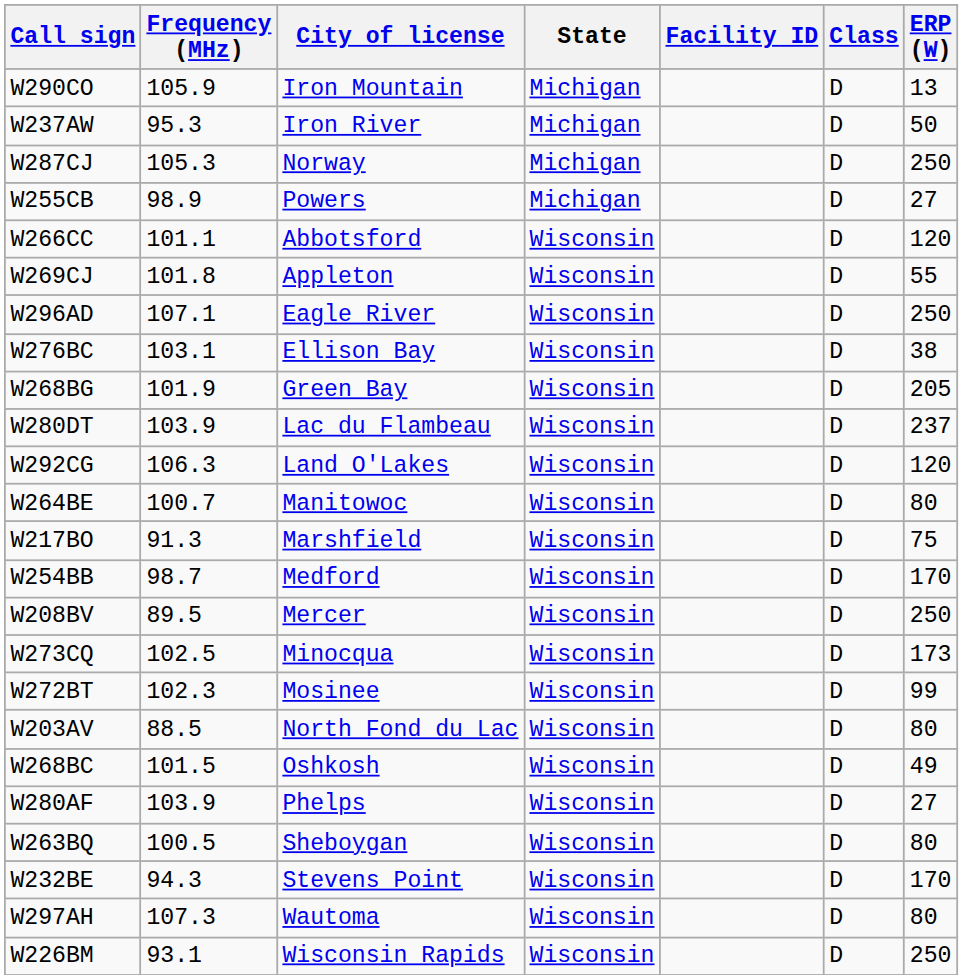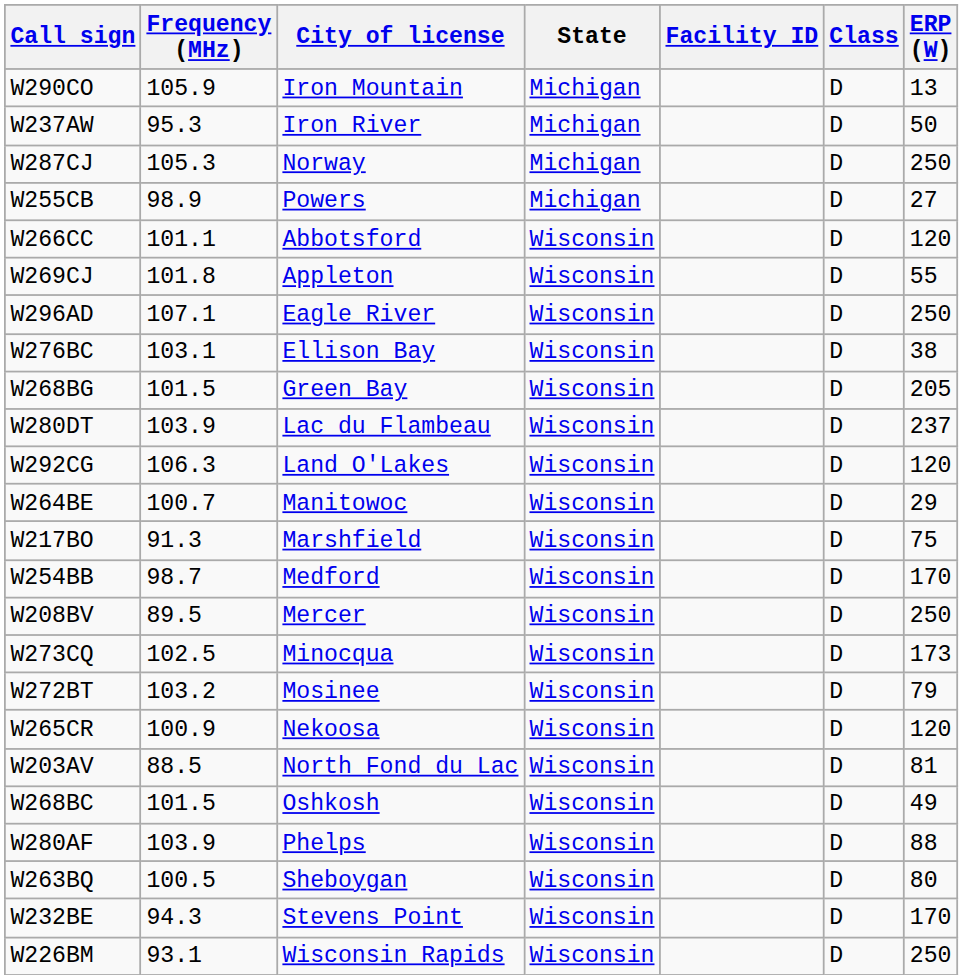(181, 390) 101.9 -> (181, 390) 101.5
(924, 503) 80 -> (924, 503) 29
(181, 692) 102.3 -> (181, 692) 103.2
(924, 692) 99 -> (924, 692) 79
+ row: (52, 729)
(924, 729) 80 -> (924, 767) 81
(924, 805) 27 -> (924, 842) 88
- row: (52, 918)
